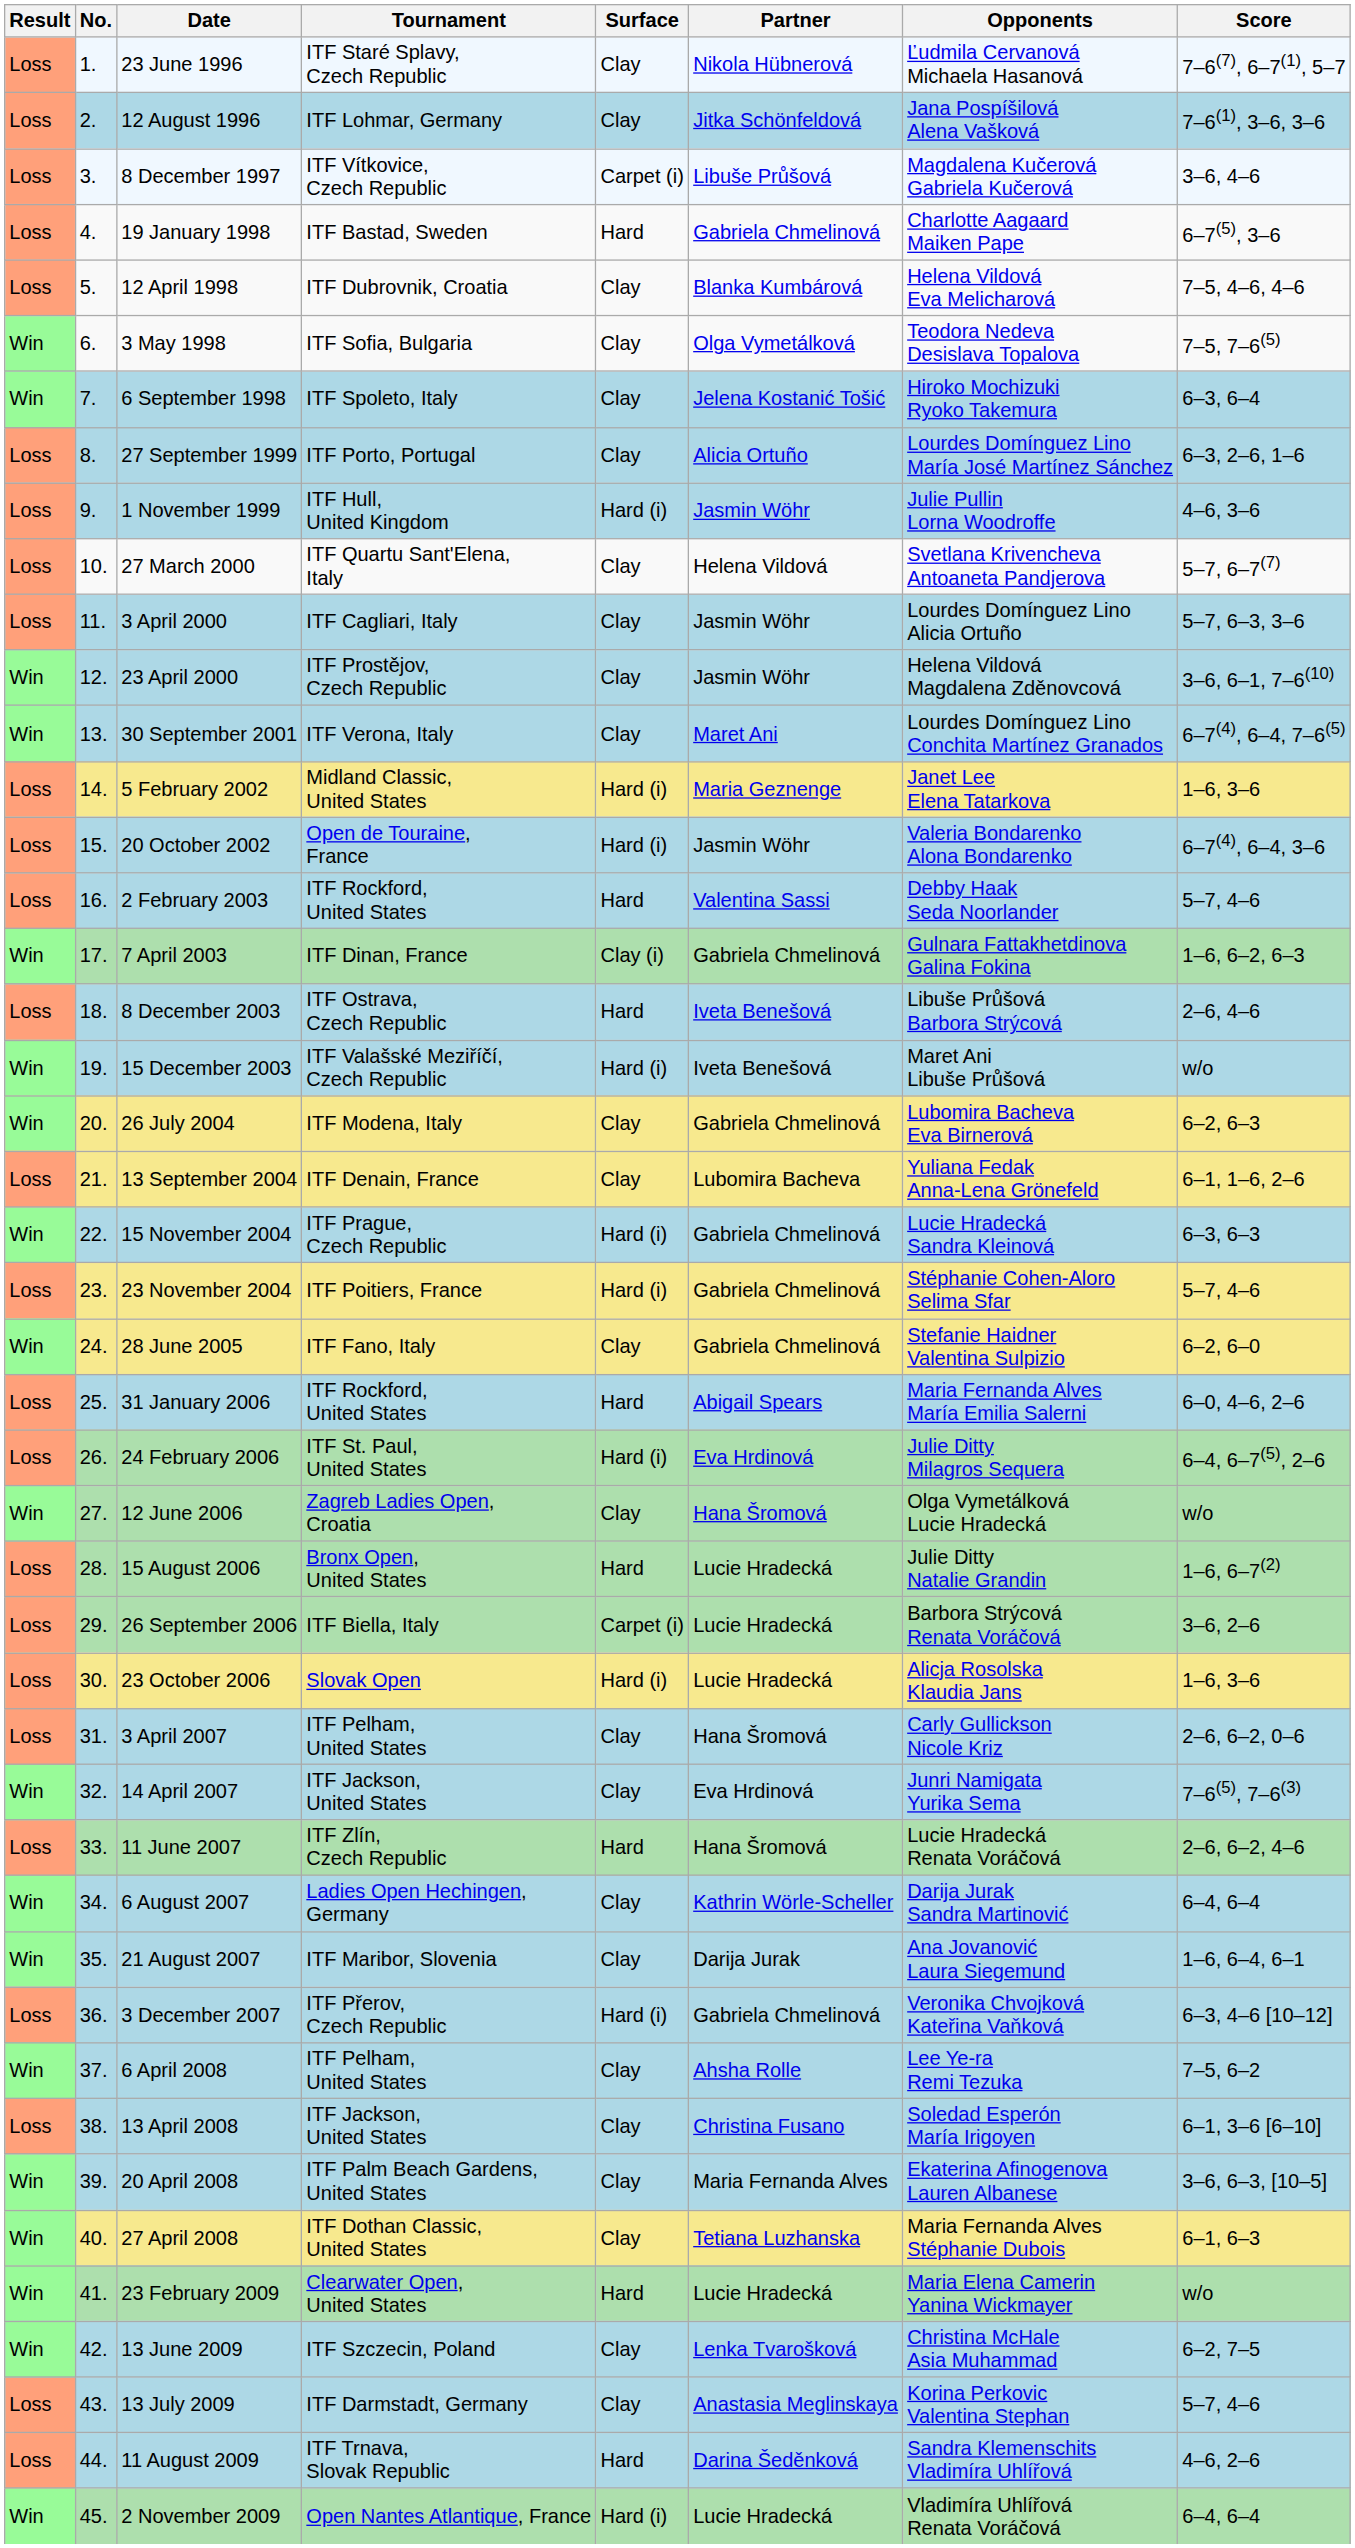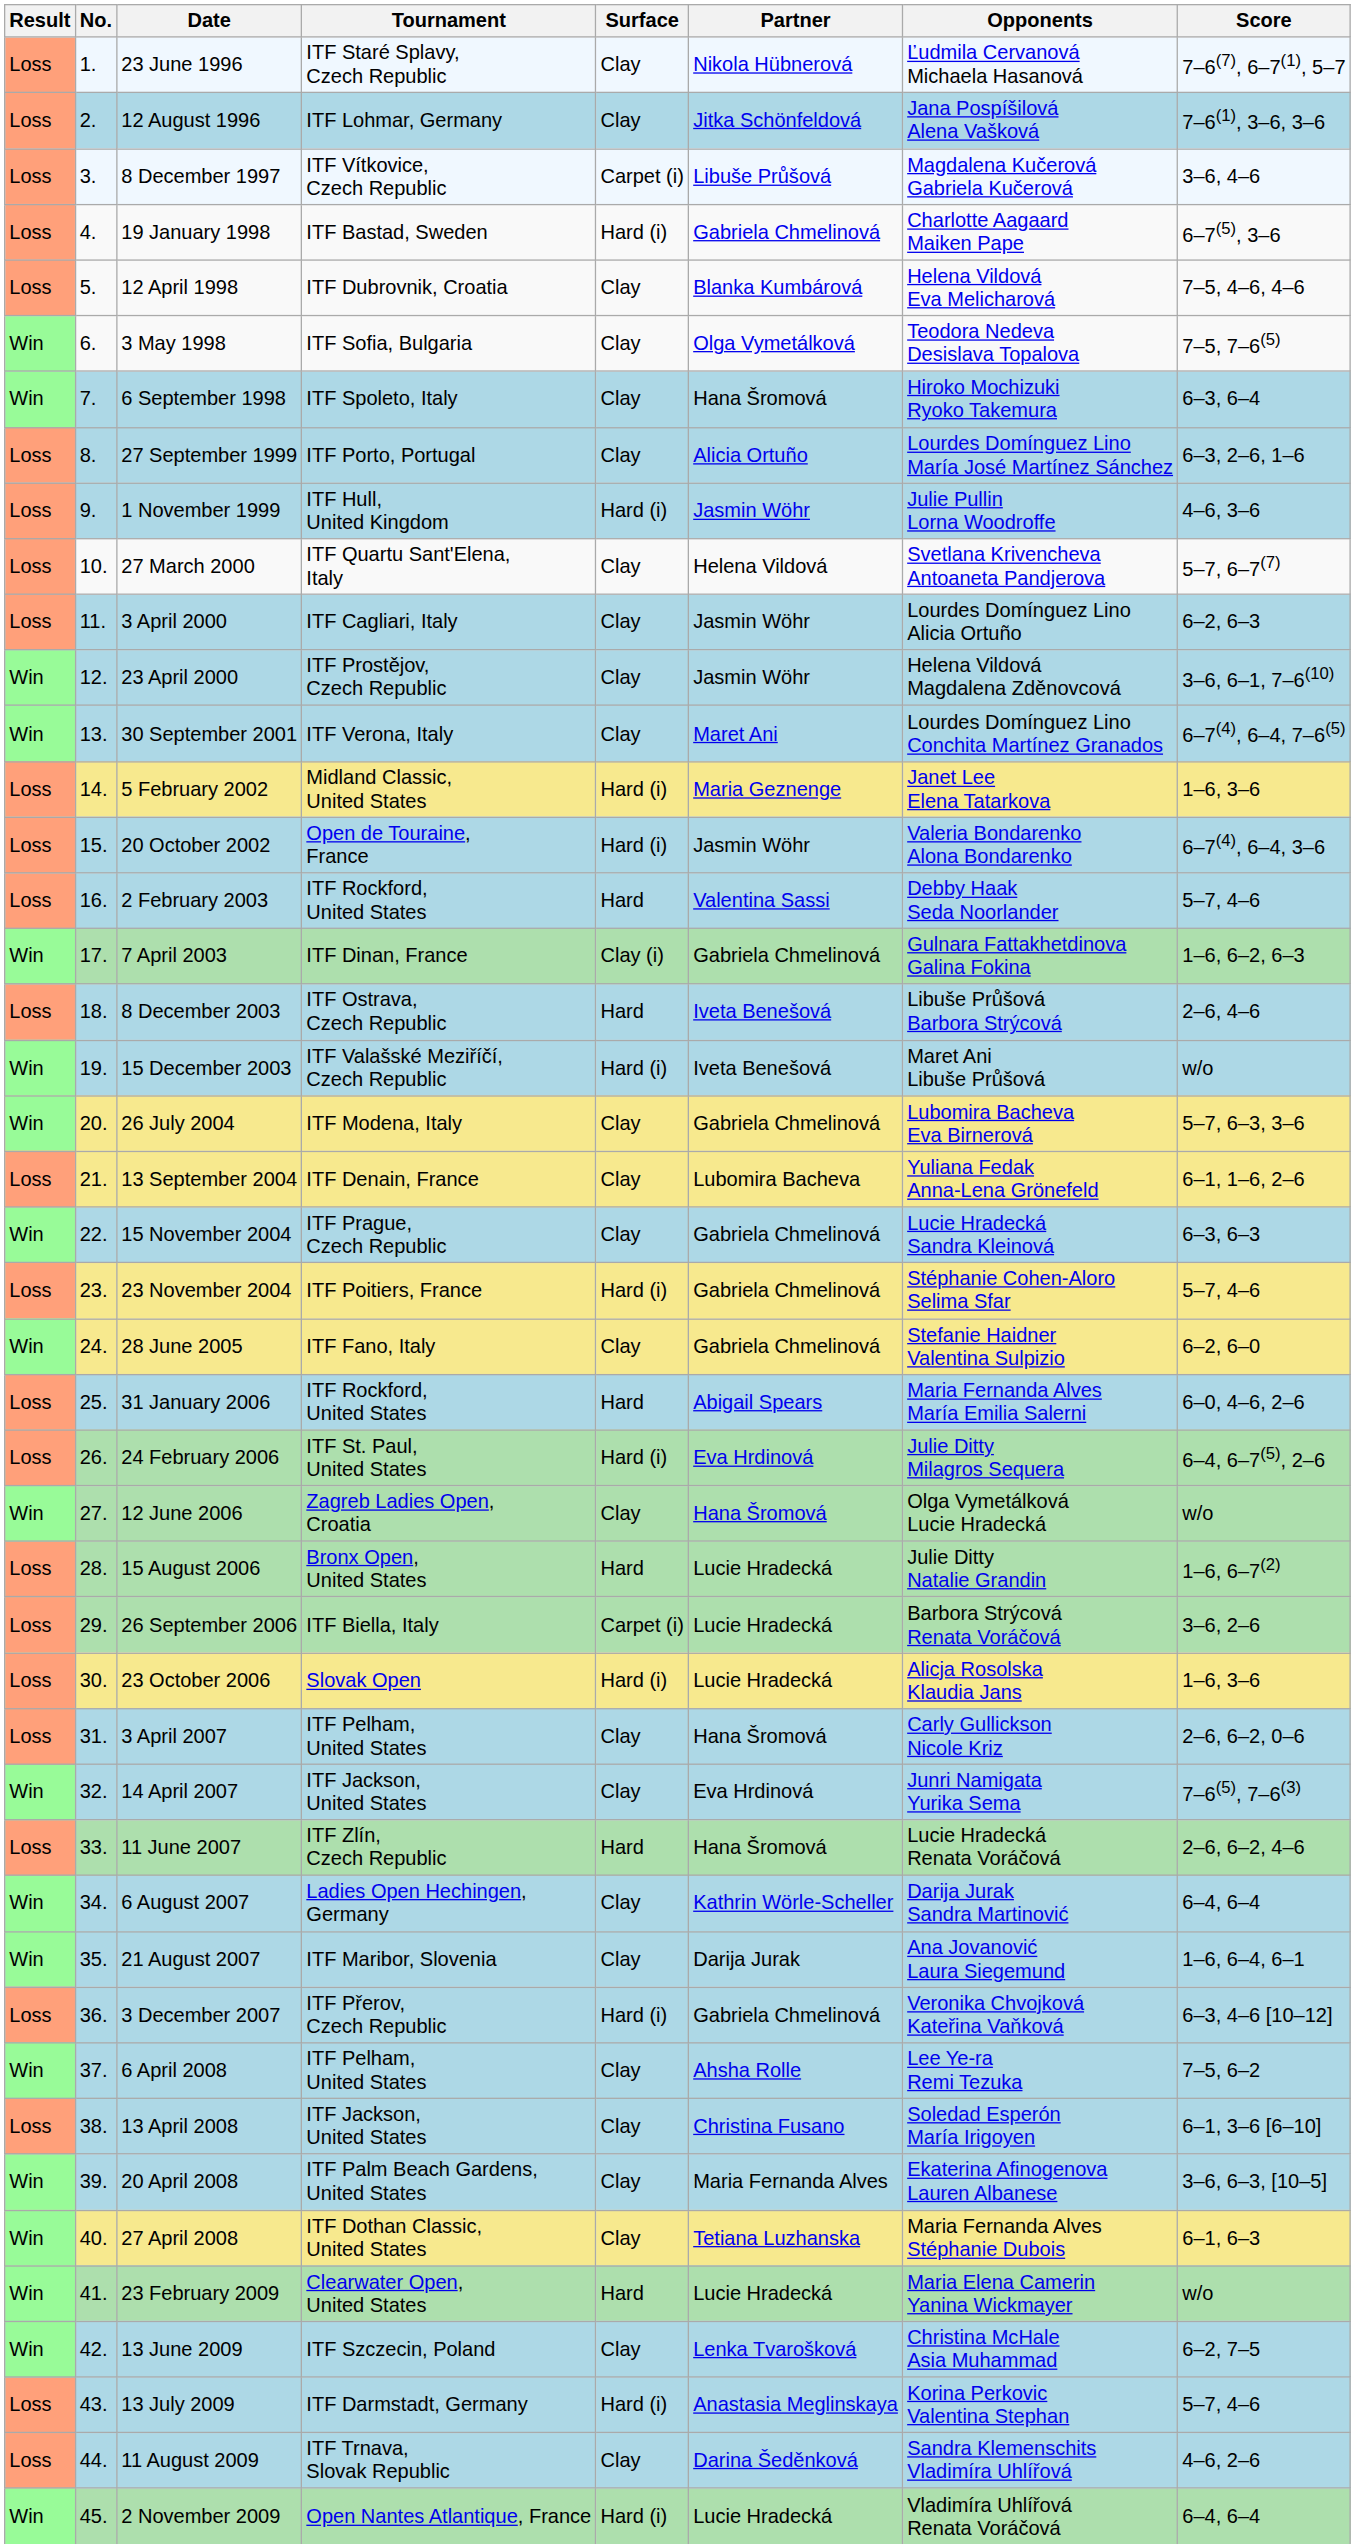(622, 231) Hard -> (634, 231) Hard (i)
(789, 398) Jelena Kostanić Tošić -> (760, 398) Hana Šromová
(1244, 621) 5–7, 6–3, 3–6 -> (1221, 621) 6–2, 6–3
(1221, 1122) 6–2, 6–3 -> (1244, 1122) 5–7, 6–3, 3–6
(634, 1234) Hard (i) -> (621, 1234) Clay
(621, 2404) Clay -> (634, 2404) Hard (i)
(622, 2459) Hard -> (621, 2459) Clay
